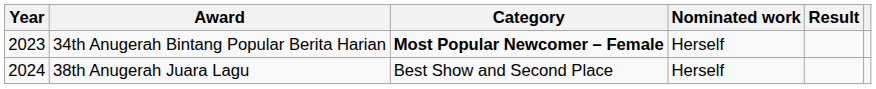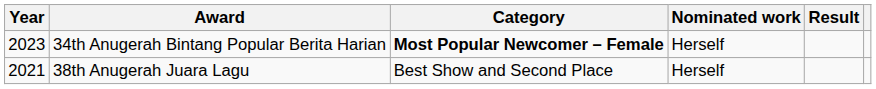(27, 70) 2024 -> (27, 70) 2021
